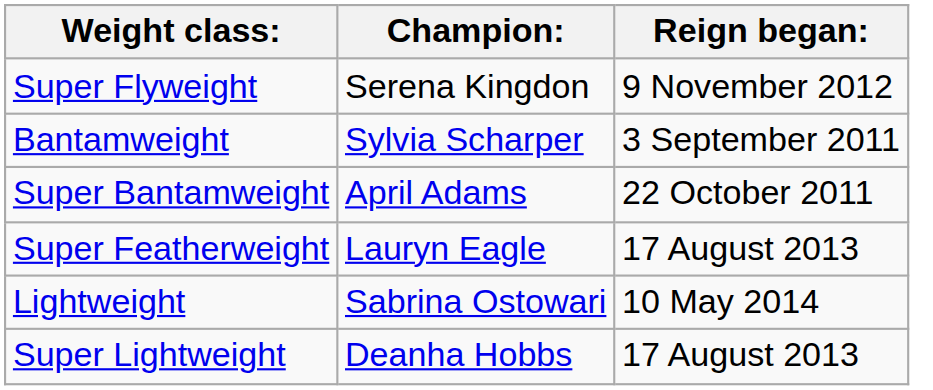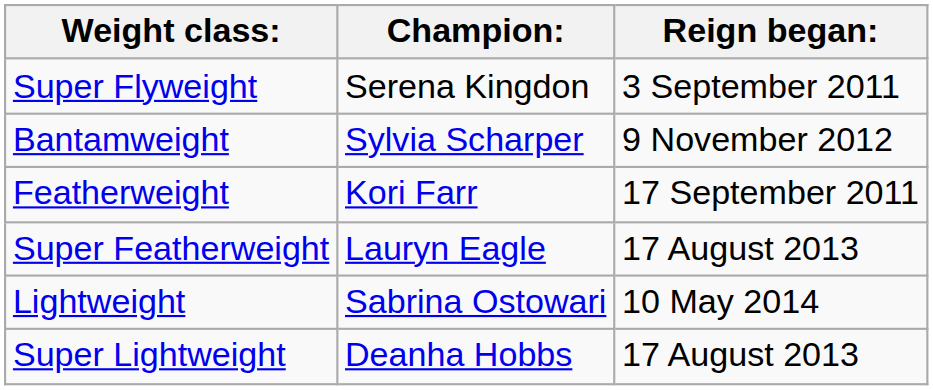(758, 85) 9 November 2012 -> (761, 85) 3 September 2011
(761, 139) 3 September 2011 -> (758, 139) 9 November 2012
- row: (171, 193)
+ row: (121, 193)
